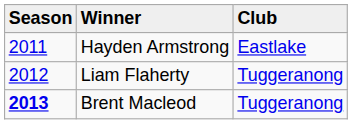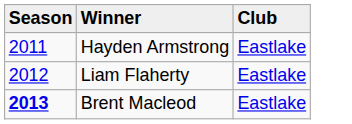(290, 75) Tuggeranong -> (272, 75) Eastlake
(290, 103) Tuggeranong -> (272, 103) Eastlake
